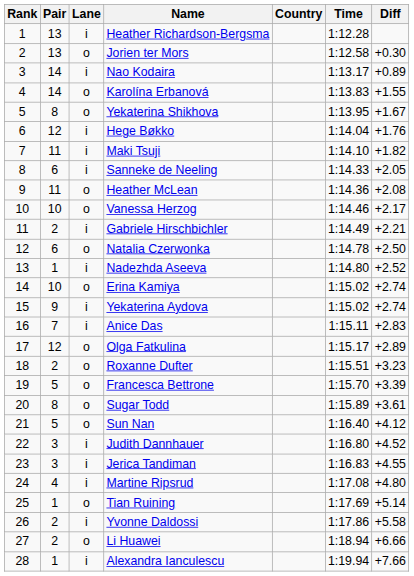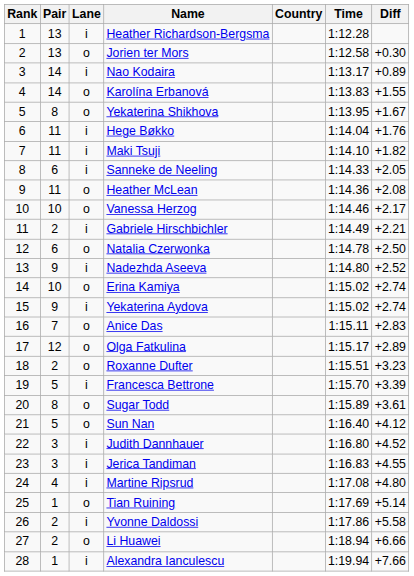(55, 131) 12 -> (55, 131) 11
(55, 268) 1 -> (55, 268) 9
(86, 326) i -> (86, 326) o
(86, 385) o -> (86, 385) i
